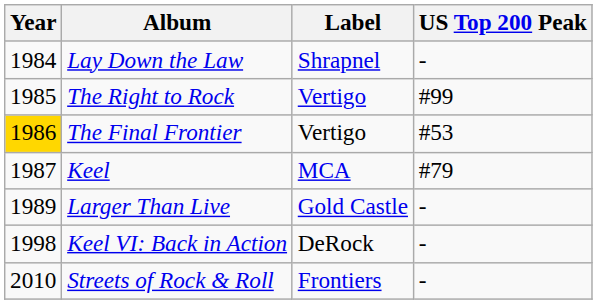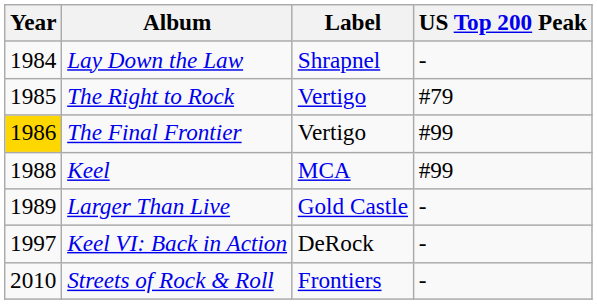(436, 96) #99 -> (436, 96) #79
(436, 133) #53 -> (436, 133) #99
(33, 170) 1987 -> (33, 170) 1988
(436, 170) #79 -> (436, 170) #99
(33, 243) 1998 -> (33, 243) 1997
